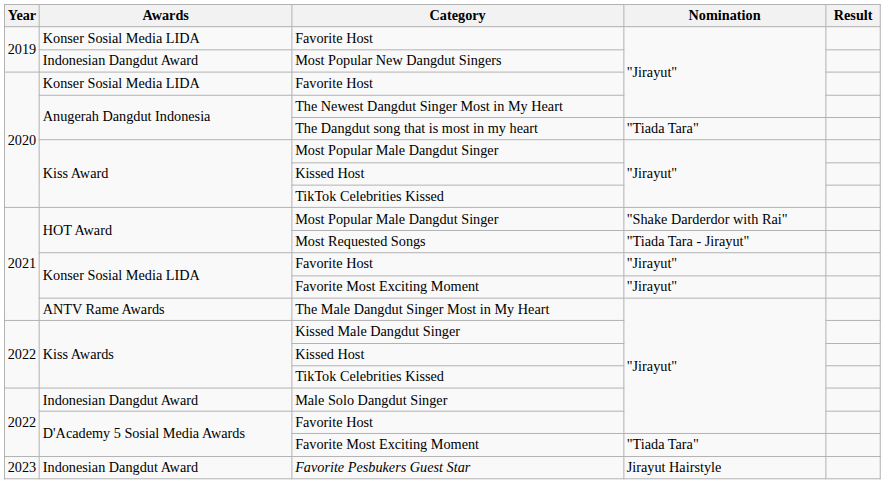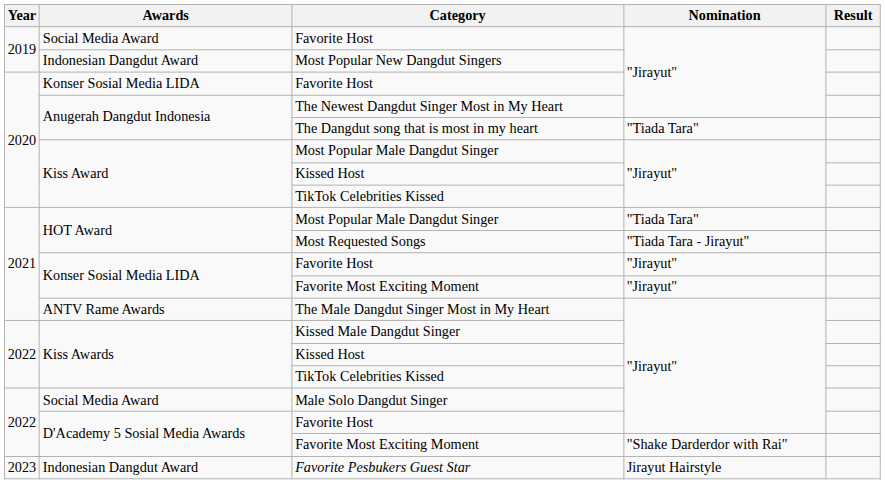(121, 38) Konser Sosial Media LIDA -> (101, 38) Social Media Award
(707, 219) "Shake Darderdor with Rai" -> (663, 219) "Tiada Tara"
(120, 399) Indonesian Dangdut Award -> (101, 399) Social Media Award
(663, 444) "Tiada Tara" -> (707, 444) "Shake Darderdor with Rai"
